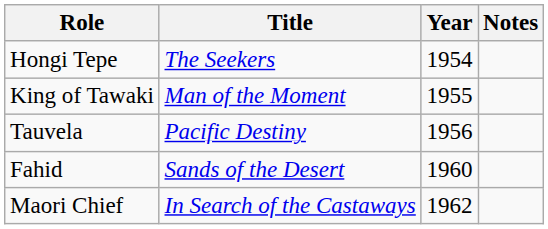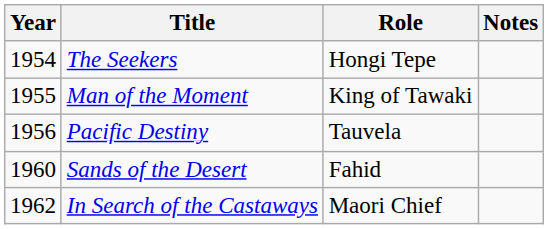columns swapped: (449, 22) <-> (82, 22)
